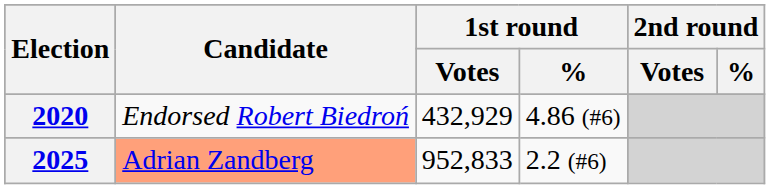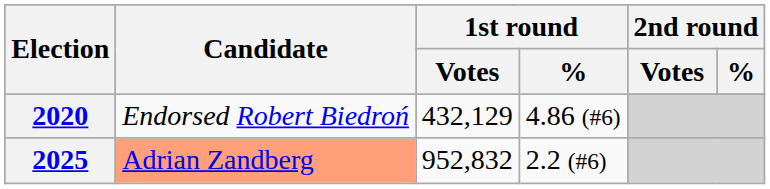(467, 115) 432,929 -> (467, 115) 432,129
(467, 159) 952,833 -> (467, 159) 952,832
